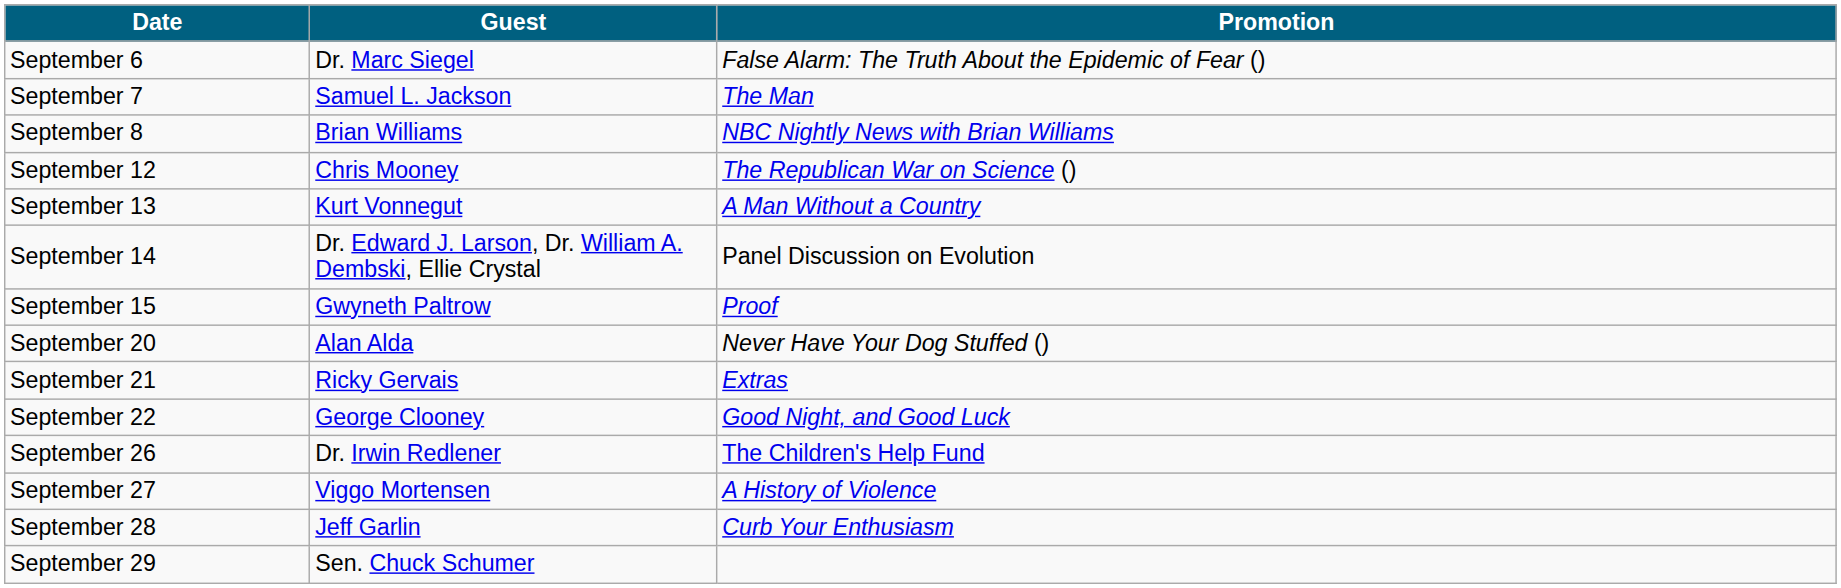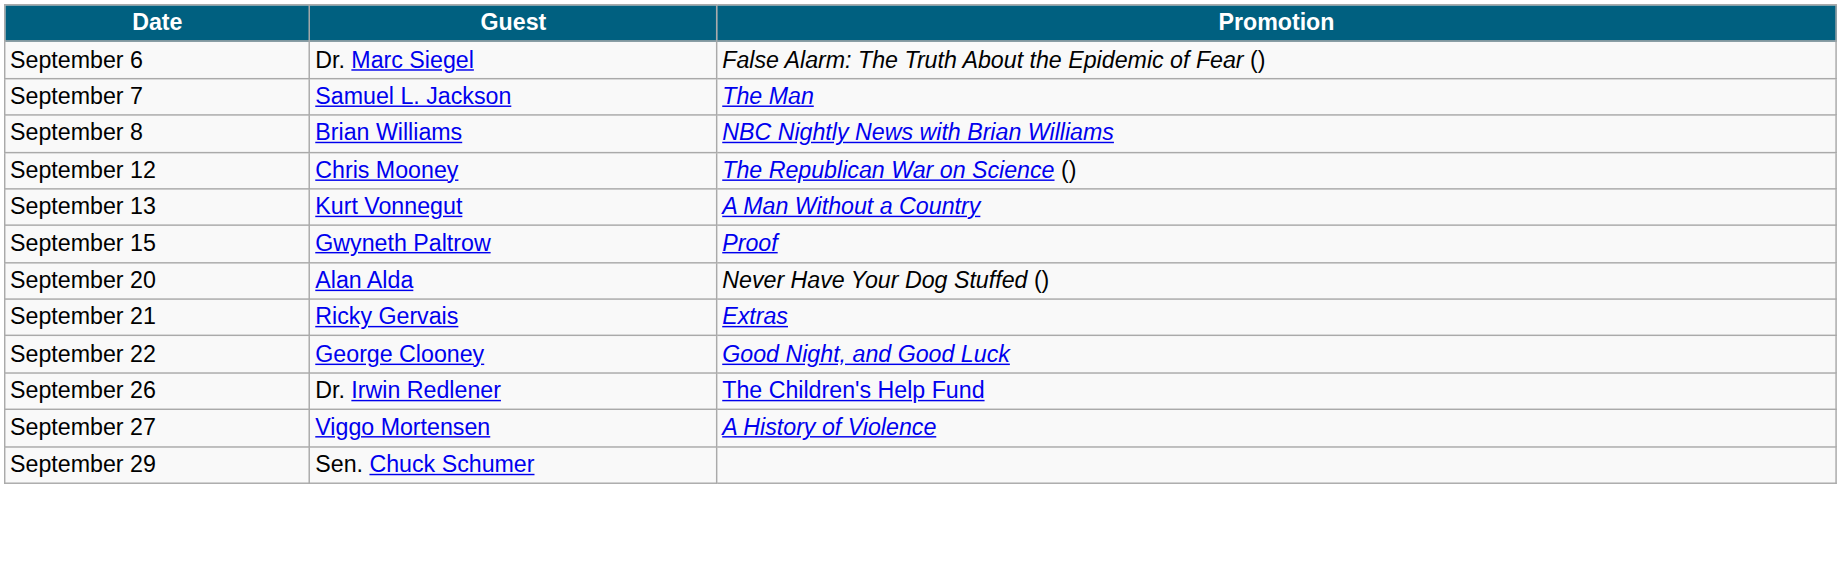- row: (83, 256)
- row: (83, 527)
